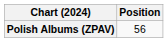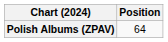(140, 29) 56 -> (140, 29) 64
